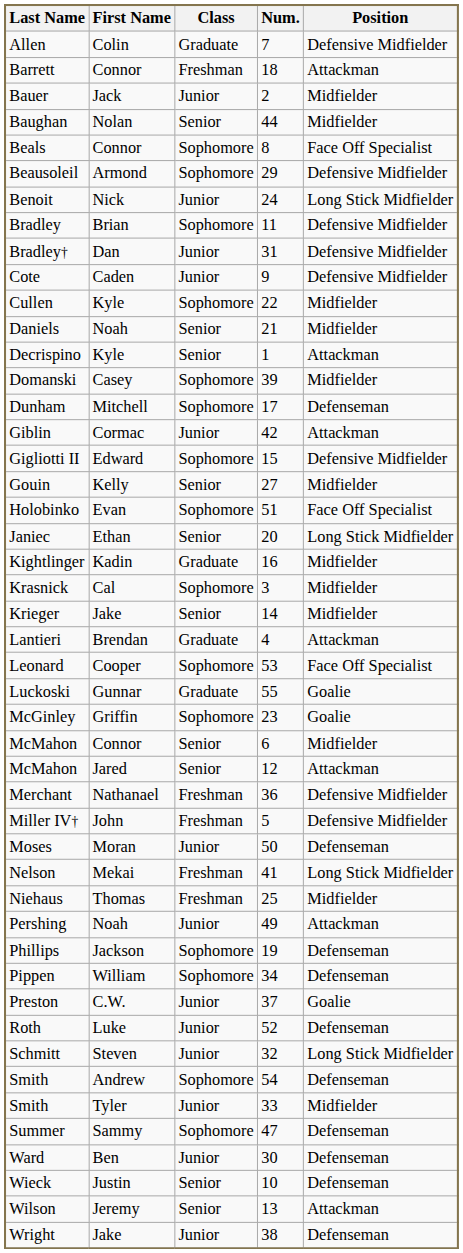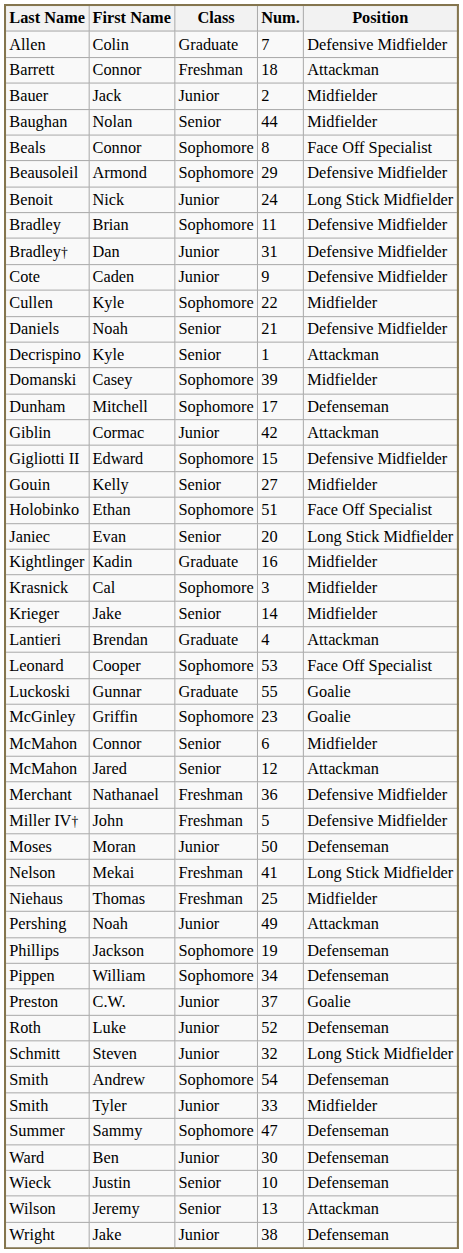(342, 329) Midfielder -> (377, 329) Defensive Midfielder
(109, 510) Evan -> (112, 510) Ethan
(112, 536) Ethan -> (109, 536) Evan
